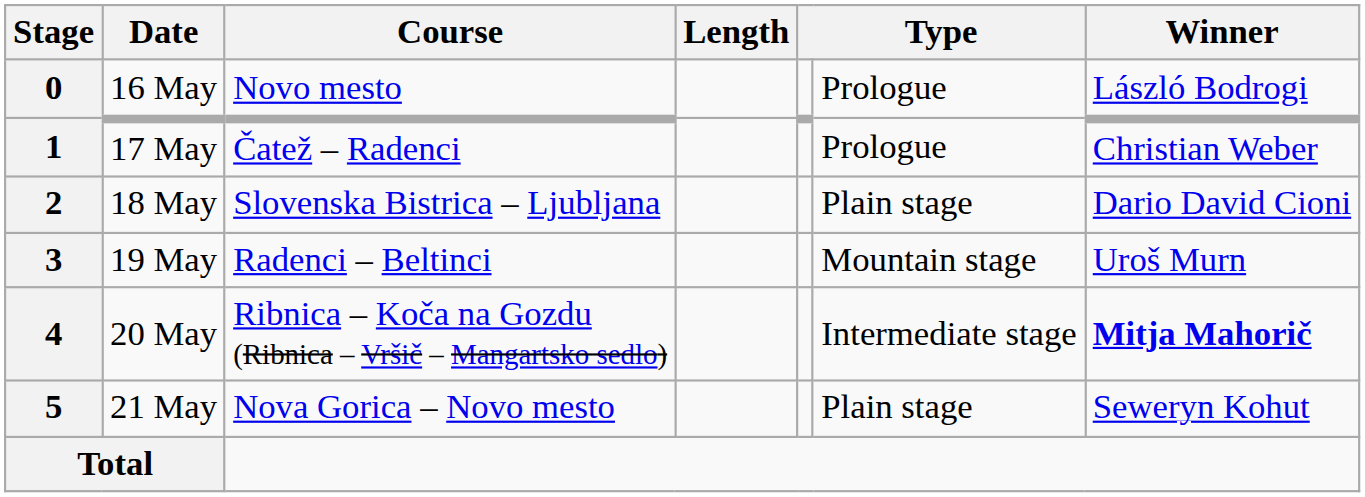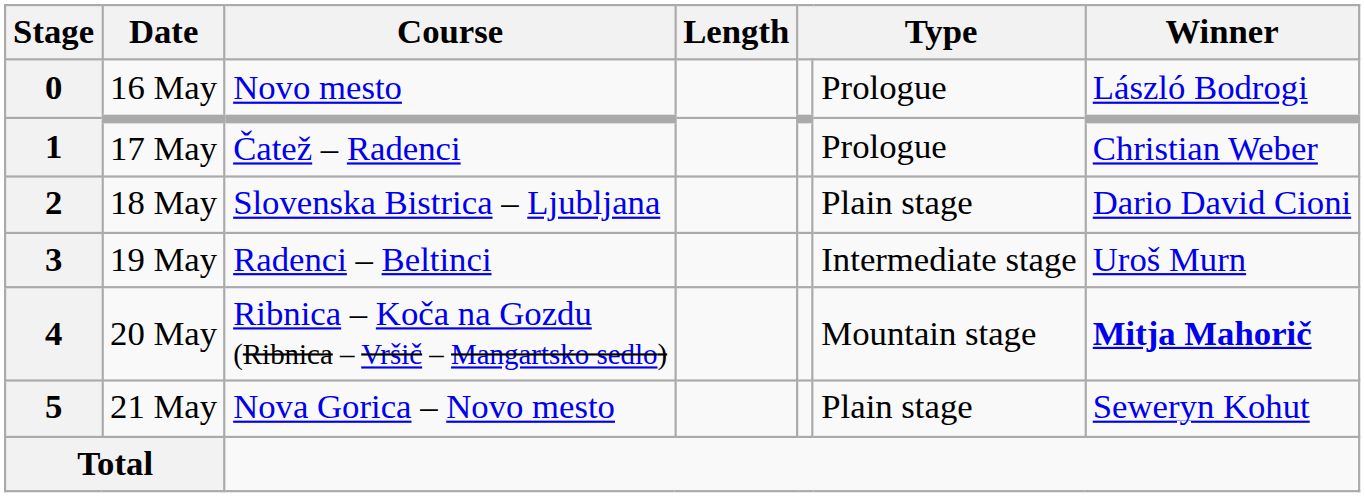(929, 258) Mountain stage -> (949, 258) Intermediate stage
(949, 333) Intermediate stage -> (929, 333) Mountain stage
